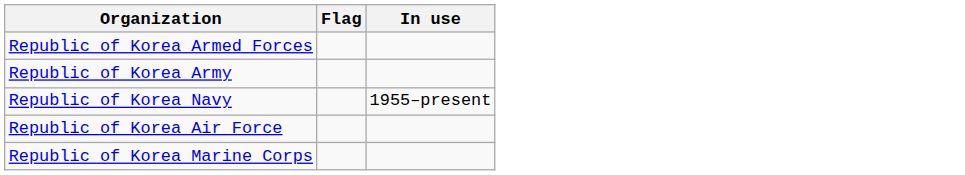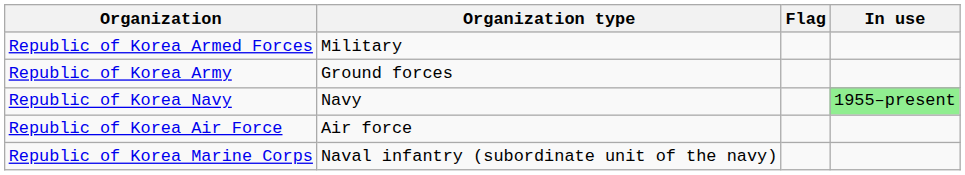+ column: (549, 18)
(430, 101) no background -> (895, 101) lightgreen background
